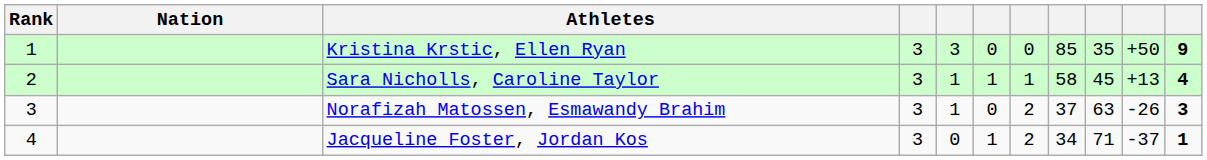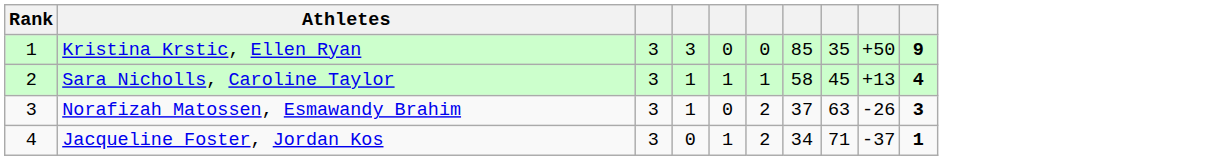- column: (190, 20)
